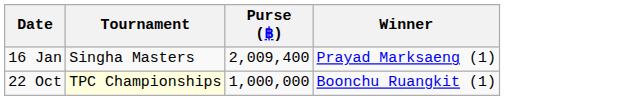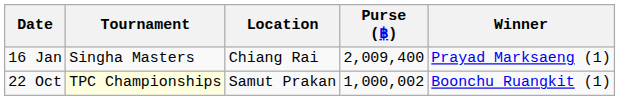+ column: (283, 26)
(269, 83) 1,000,000 -> (384, 83) 1,000,002
